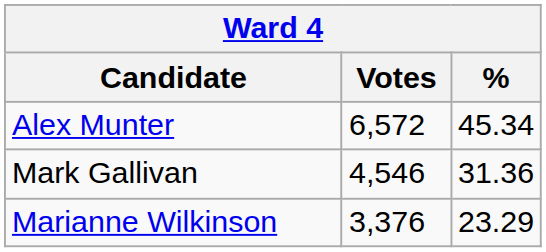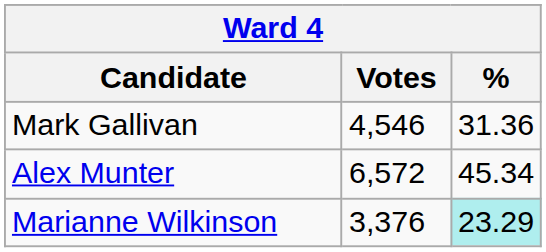rows swapped: (93, 125) <-> (105, 173)
(496, 221) no background -> (496, 221) paleturquoise background
